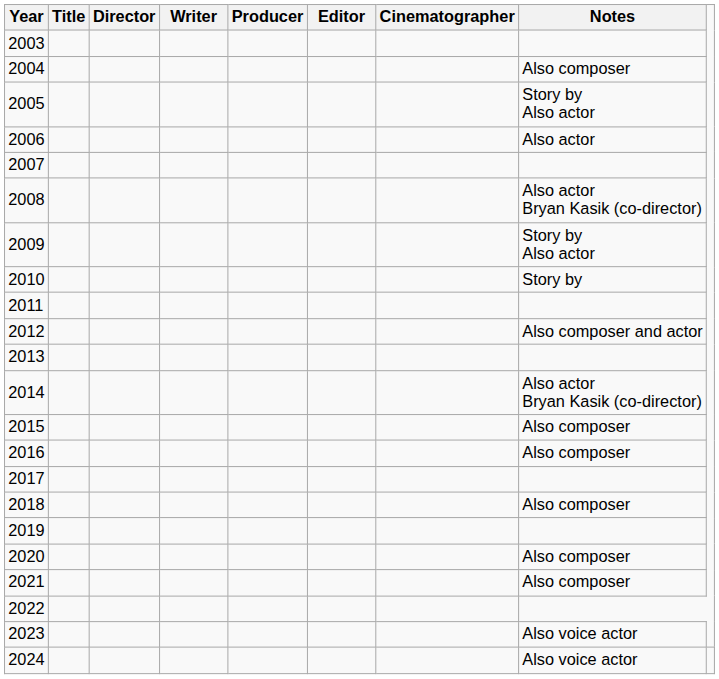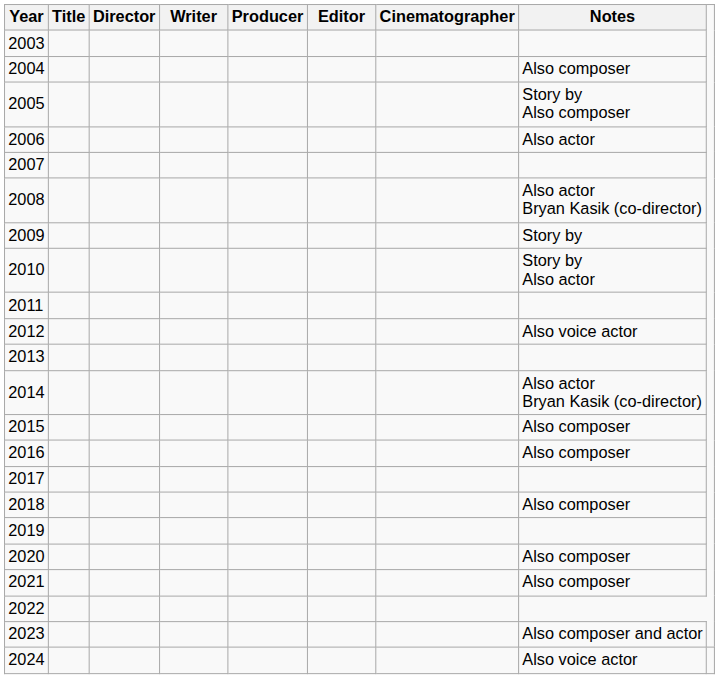(559, 104) Story by Also actor -> (576, 104) Story by Also composer
(559, 244) Story by Also actor -> (552, 235) Story by
(552, 279) Story by -> (559, 270) Story by Also actor
(613, 331) Also composer and actor -> (580, 331) Also voice actor
(580, 634) Also voice actor -> (613, 634) Also composer and actor
